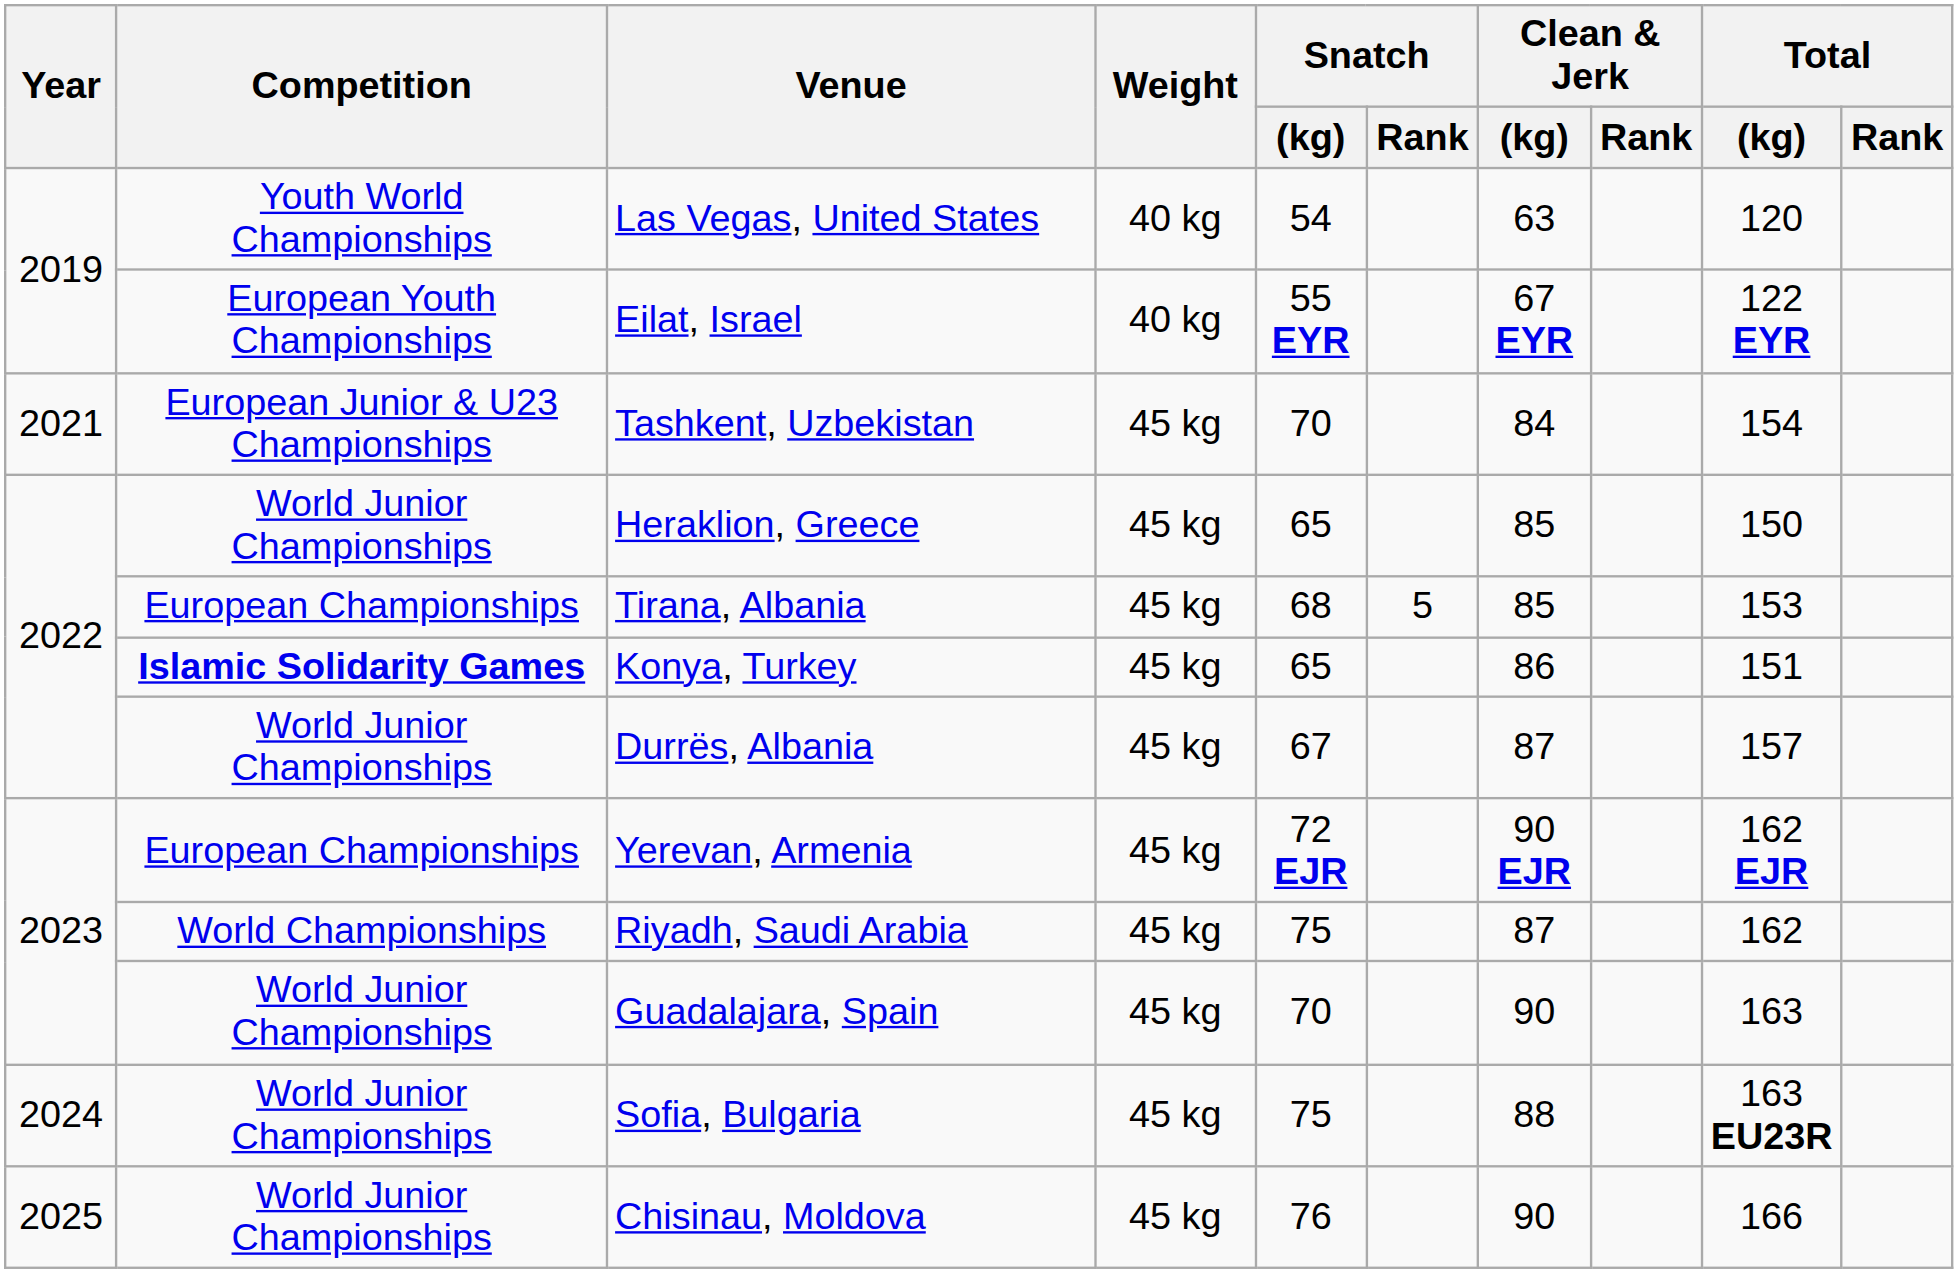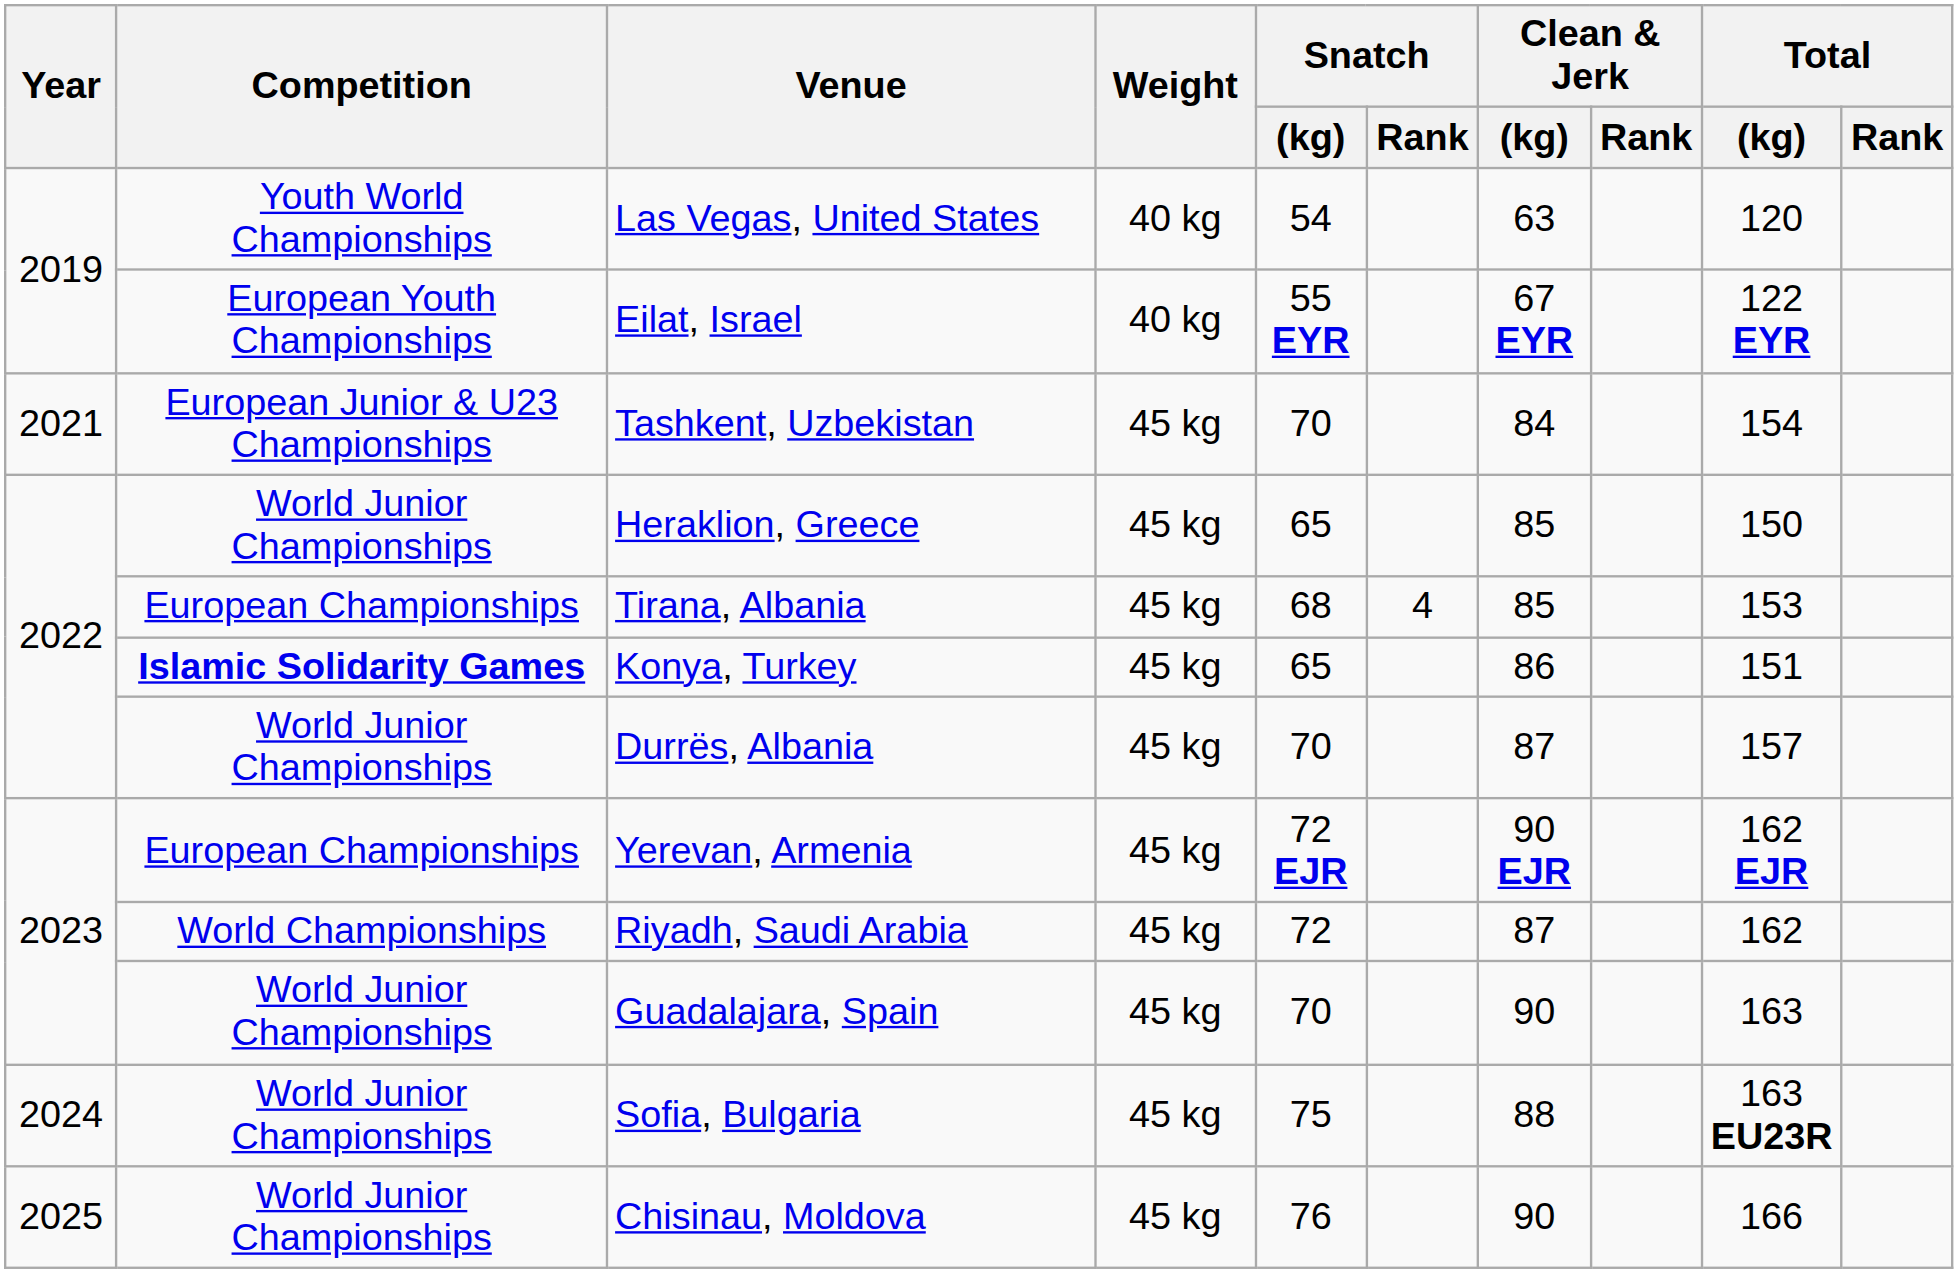(1423, 606) 5 -> (1423, 606) 4
(1311, 747) 67 -> (1311, 747) 70
(1311, 930) 75 -> (1311, 930) 72
